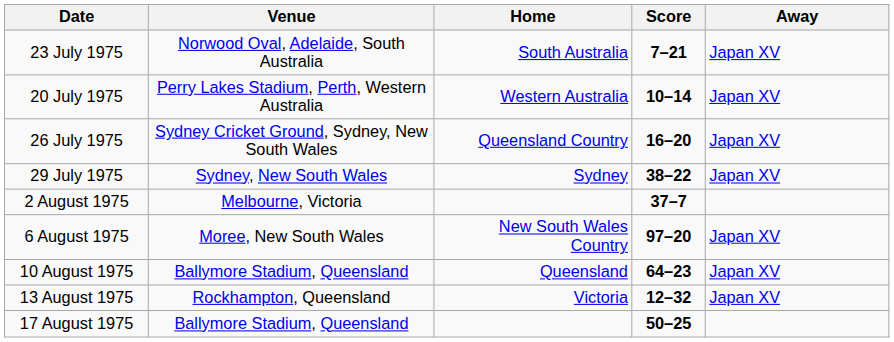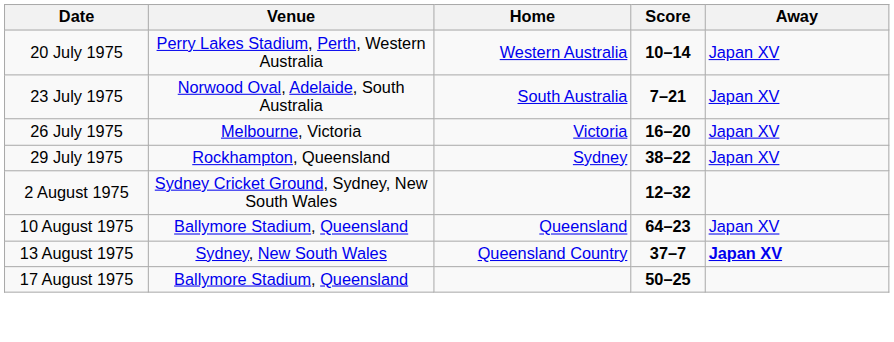rows swapped: (77, 96) <-> (77, 52)
(291, 140) Sydney Cricket Ground, Sydney, New South Wales -> (291, 131) Melbourne, Victoria
(553, 140) Queensland Country -> (600, 131) Victoria
(291, 176) Sydney, New South Wales -> (291, 157) Rockhampton, Queensland
(291, 201) Melbourne, Victoria -> (291, 192) Sydney Cricket Ground, Sydney, New South Wales
(669, 201) 37–7 -> (668, 192) 12–32
- row: (77, 236)
(291, 297) Rockhampton, Queensland -> (291, 253) Sydney, New South Wales
(601, 297) Victoria -> (552, 253) Queensland Country
(669, 297) 12–32 -> (668, 253) 37–7
(745, 297) normal -> (745, 253) bold
